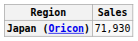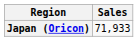(113, 29) 71,930 -> (113, 29) 71,933
